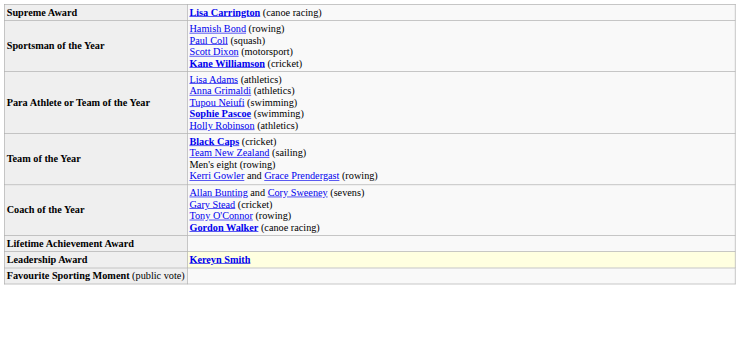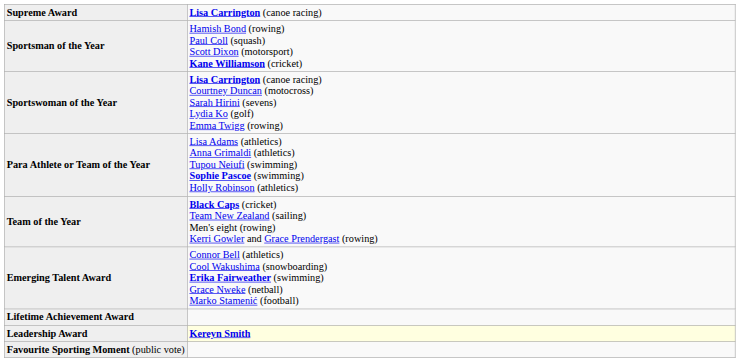+ row: (62, 102)
- row: (46, 210)
+ row: (59, 278)
